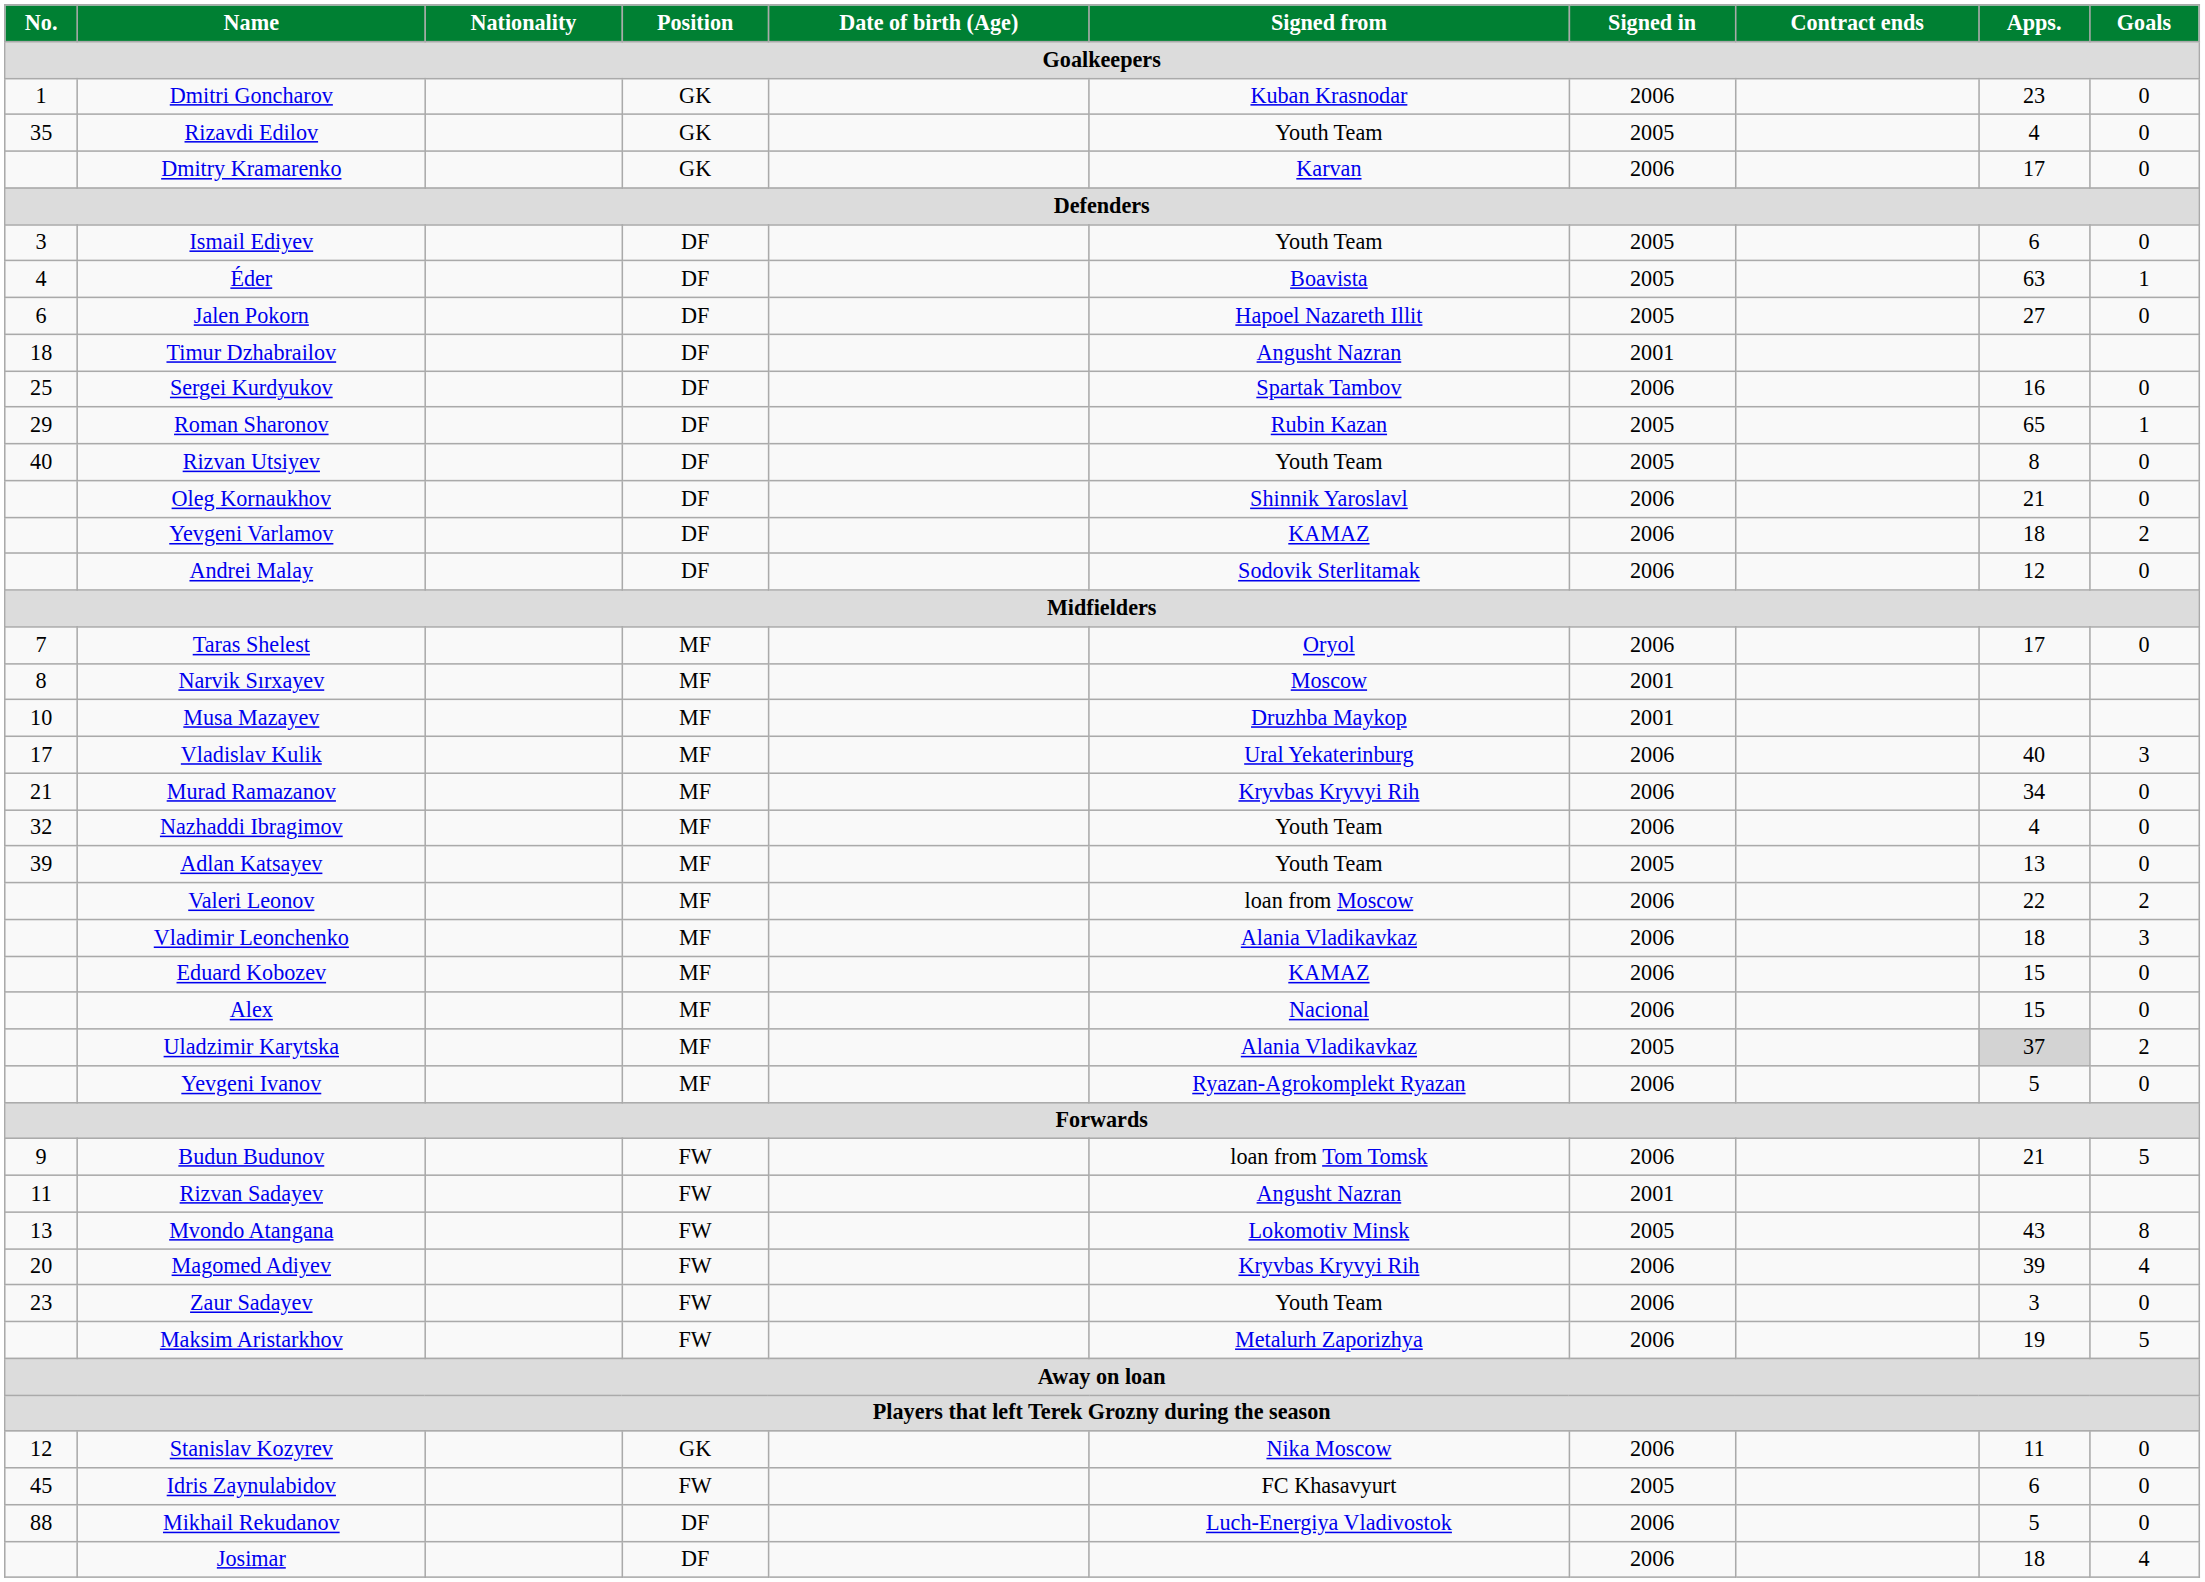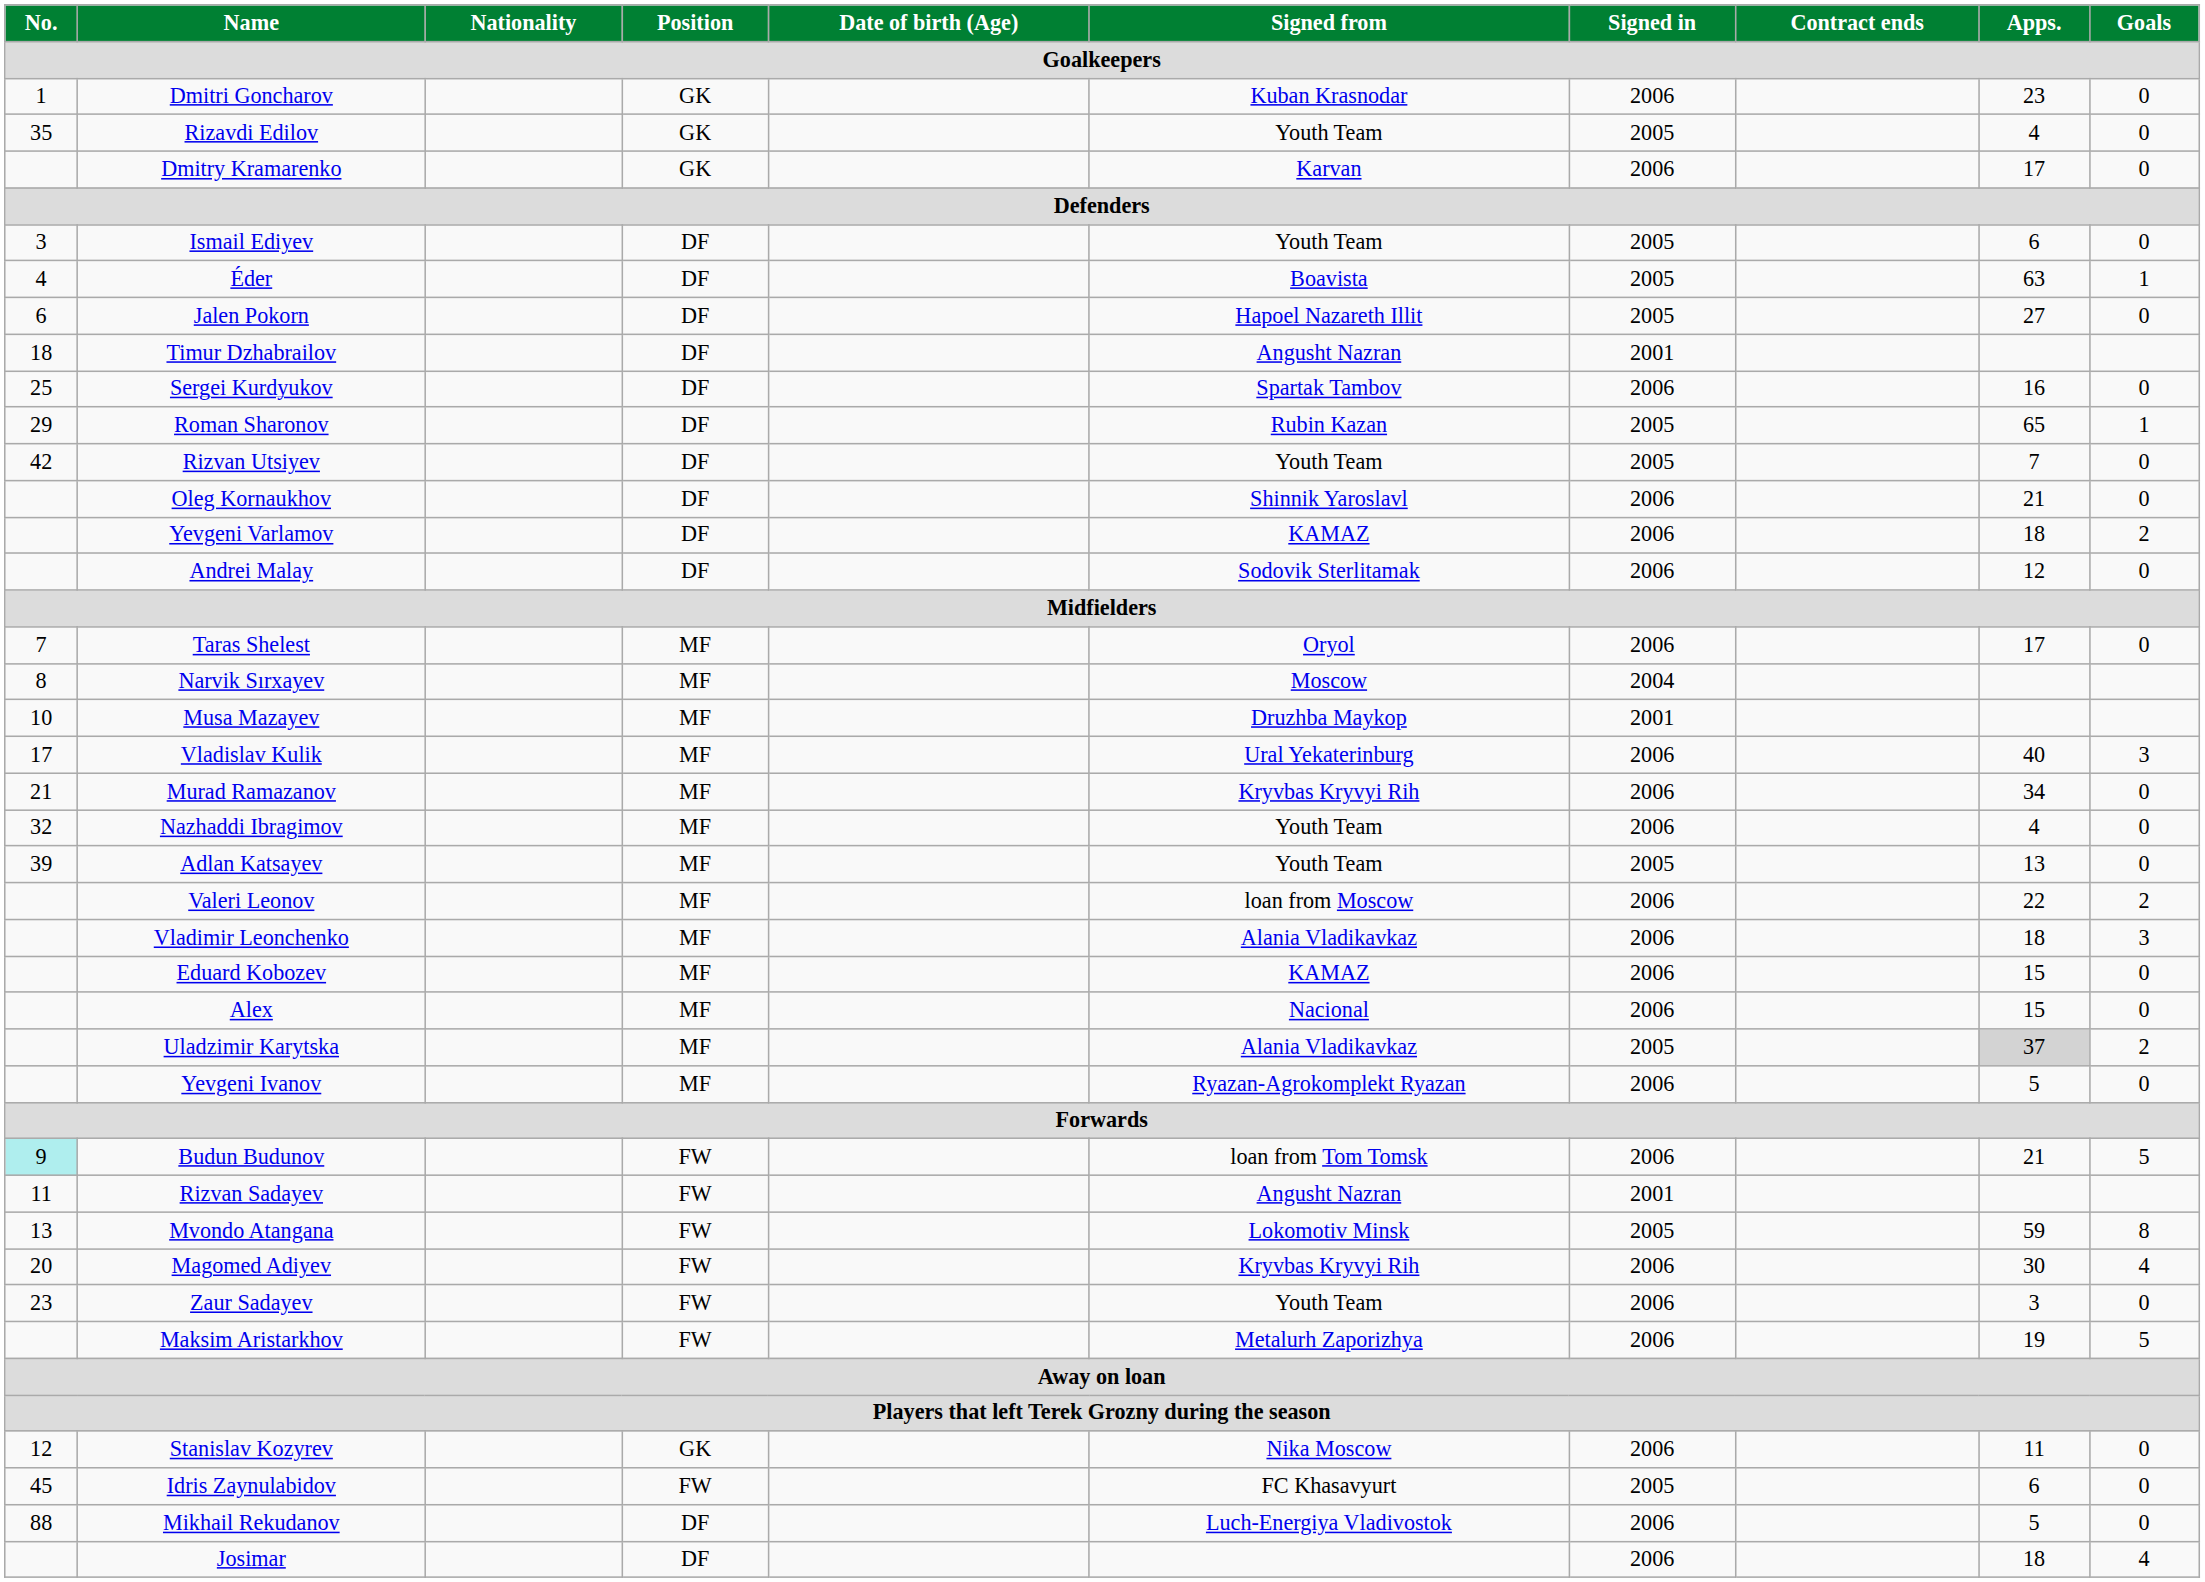(41, 462) 40 -> (41, 462) 42
(2034, 462) 8 -> (2034, 462) 7
(1652, 681) 2001 -> (1652, 681) 2004
(41, 1157) no background -> (41, 1157) paleturquoise background
(2034, 1230) 43 -> (2034, 1230) 59
(2034, 1266) 39 -> (2034, 1266) 30
